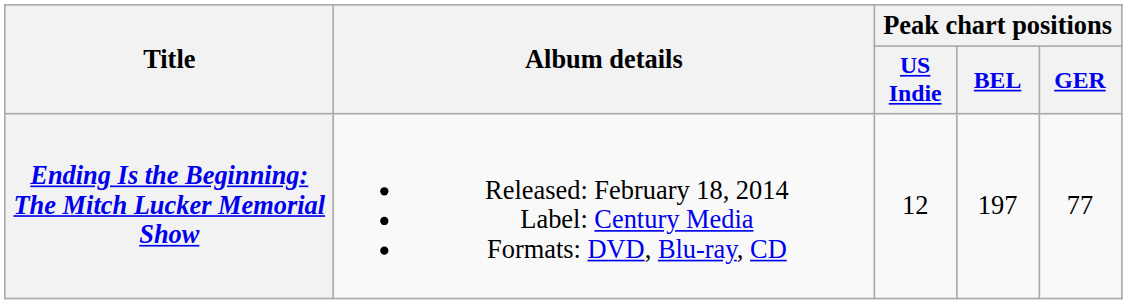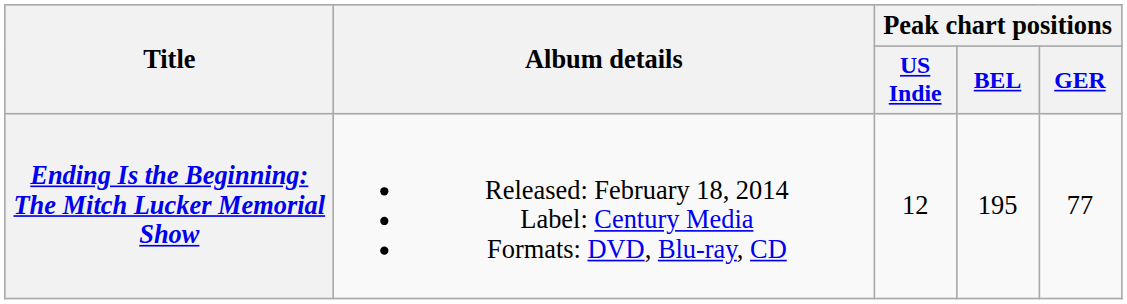(998, 205) 197 -> (998, 205) 195
